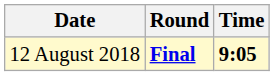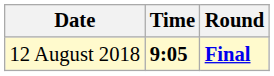columns swapped: (242, 20) <-> (179, 20)
